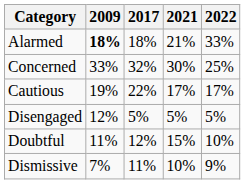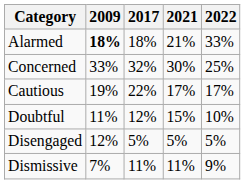rows swapped: (45, 116) <-> (36, 141)
(181, 166) 10% -> (181, 166) 11%
